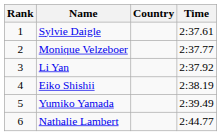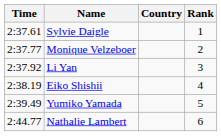columns swapped: (20, 13) <-> (197, 13)
